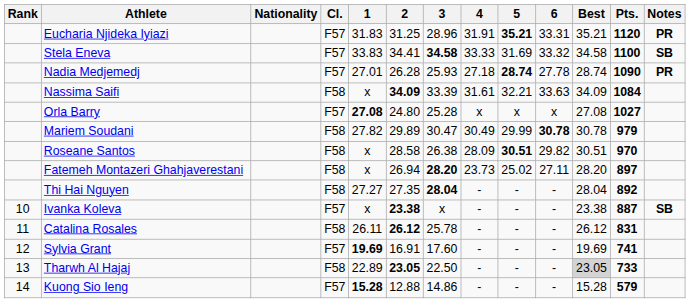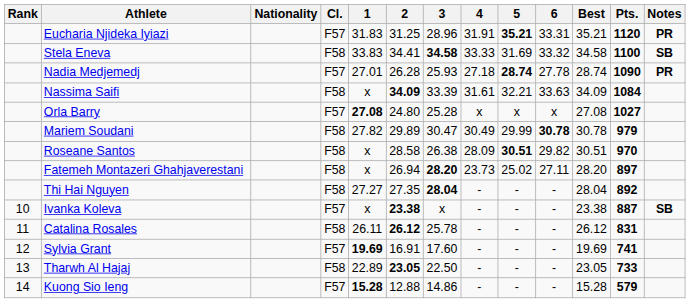(335, 53) F57 -> (335, 53) F58
(591, 268) lightgrey background -> (591, 268) no background
